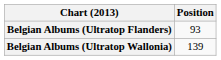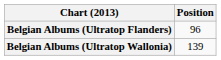(195, 30) 93 -> (195, 30) 96
